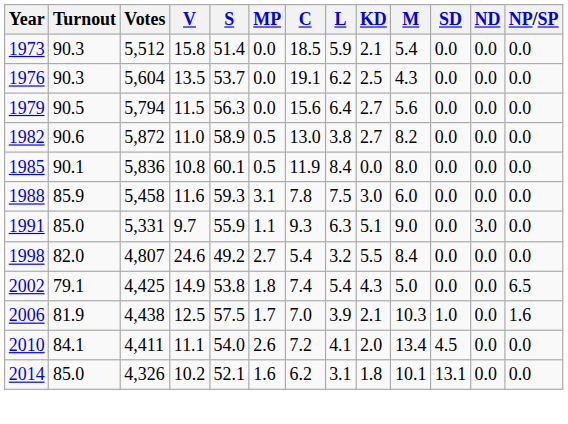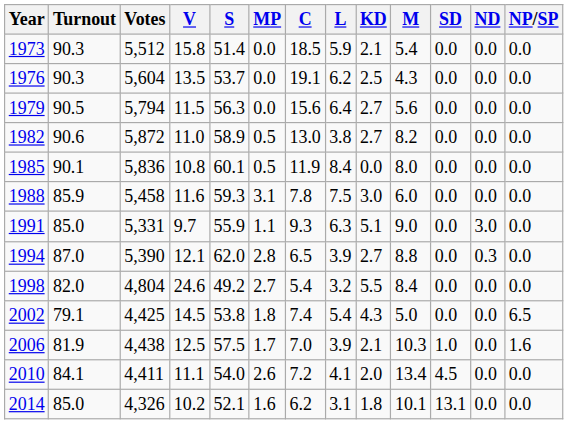+ row: (27, 256)
(145, 256) 4,807 -> (145, 285) 4,804
(190, 285) 14.9 -> (190, 315) 14.5
